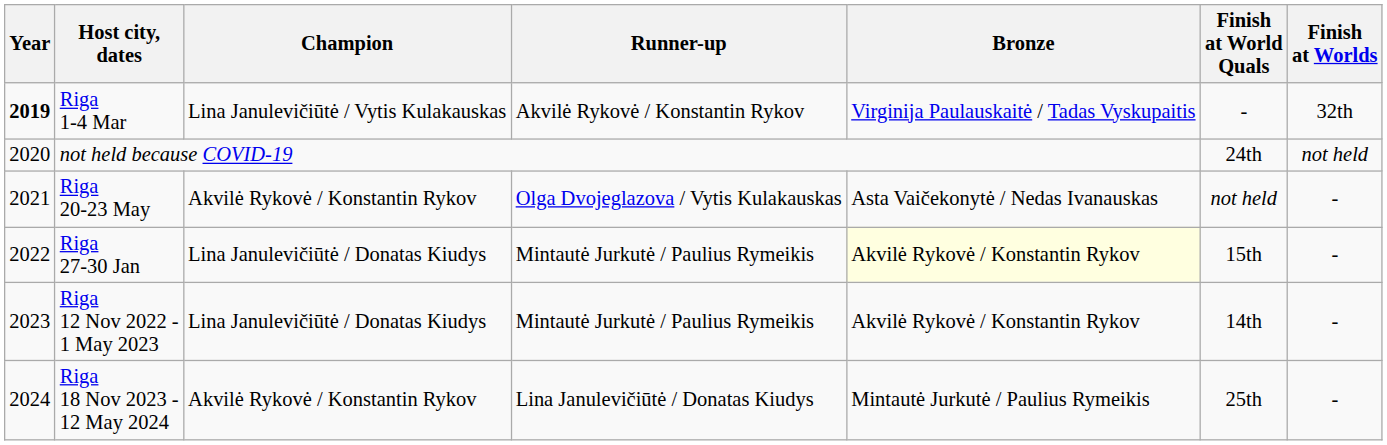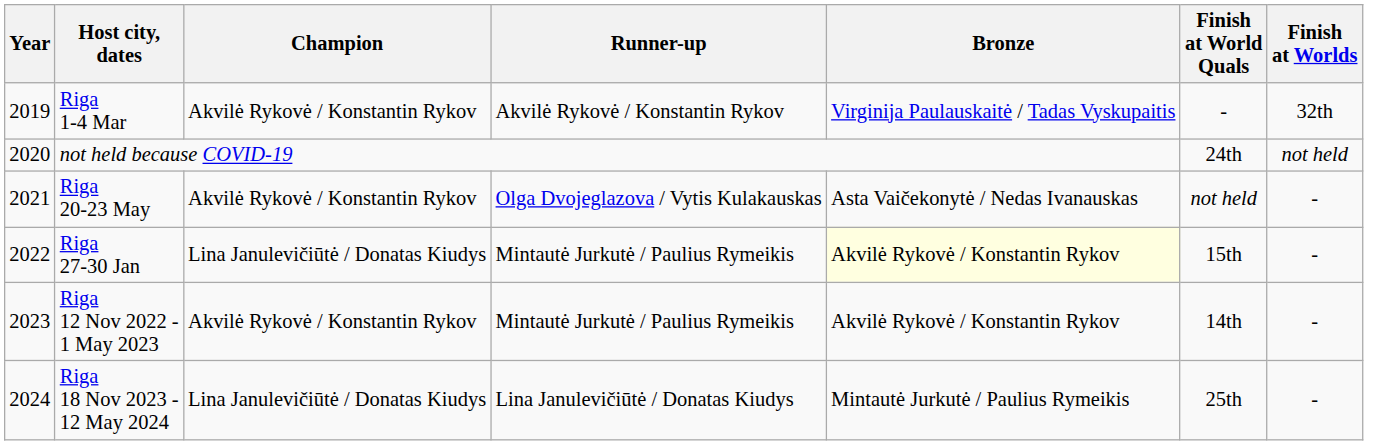(30, 110) bold -> (30, 110) normal
(347, 110) Lina Janulevičiūtė / Vytis Kulakauskas -> (332, 110) Akvilė Rykovė / Konstantin Rykov
(337, 321) Lina Janulevičiūtė / Donatas Kiudys -> (332, 321) Akvilė Rykovė / Konstantin Rykov
(332, 399) Akvilė Rykovė / Konstantin Rykov -> (337, 399) Lina Janulevičiūtė / Donatas Kiudys
